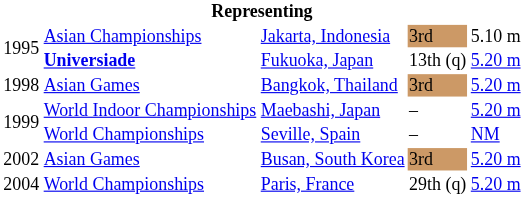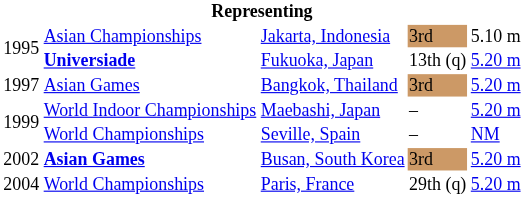(21, 85) 1998 -> (21, 85) 1997
(92, 159) normal -> (94, 159) bold
